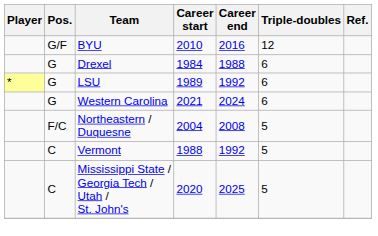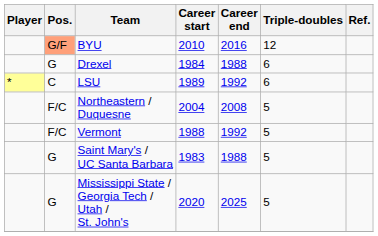(57, 45) no background -> (57, 45) lightsalmon background
(52, 82) G -> (52, 82) C
- row: (123, 100)
(52, 151) C -> (57, 132) F/C
+ row: (125, 157)
(52, 189) C -> (52, 202) G
